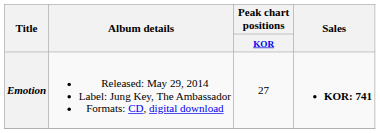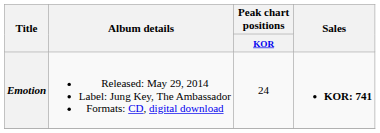(264, 90) 27 -> (264, 90) 24
